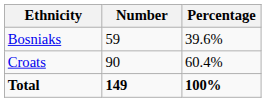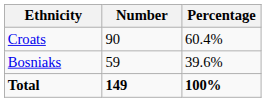rows swapped: (27, 62) <-> (35, 39)
